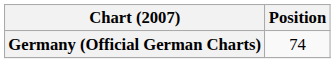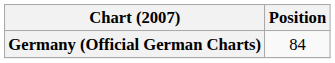(297, 44) 74 -> (297, 44) 84
